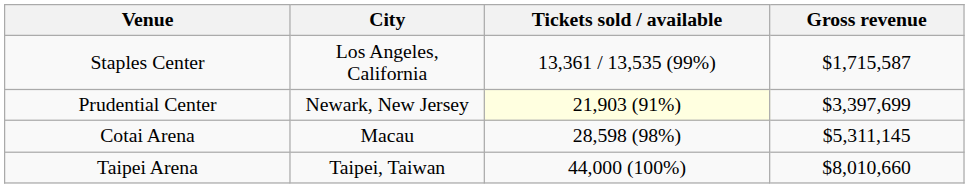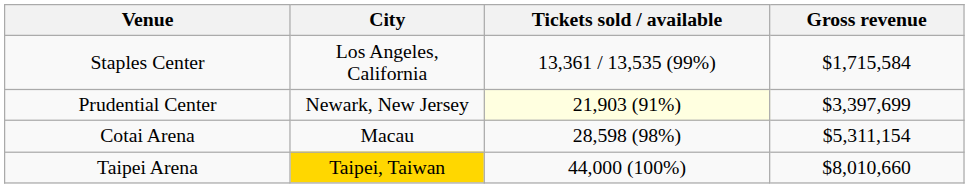(867, 62) $1,715,587 -> (867, 62) $1,715,584
(867, 135) $5,311,145 -> (867, 135) $5,311,154
(387, 167) no background -> (387, 167) gold background
